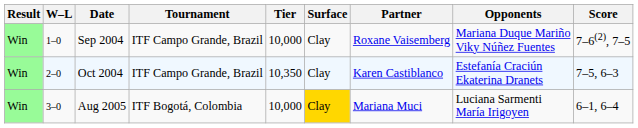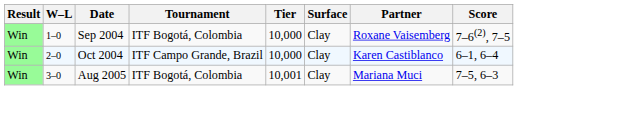- column: (513, 14)
(197, 40) ITF Campo Grande, Brazil -> (187, 35) ITF Bogotá, Colombia
(285, 73) 10,350 -> (285, 56) 10,000
(597, 73) 7–5, 6–3 -> (477, 56) 6–1, 6–4
(285, 106) 10,000 -> (285, 75) 10,001
(319, 106) gold background -> (319, 75) no background
(597, 106) 6–1, 6–4 -> (477, 75) 7–5, 6–3
